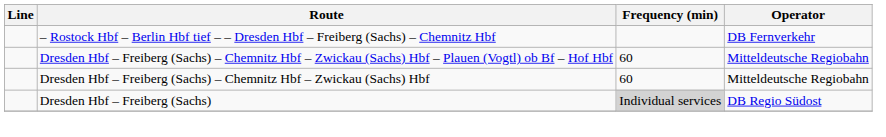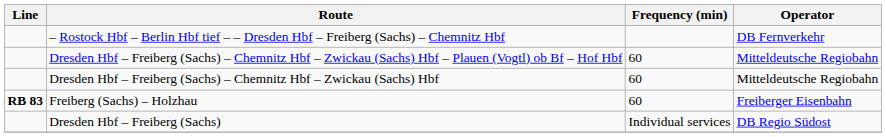+ row: (123, 100)
(670, 100) lightgrey background -> (680, 121) no background
